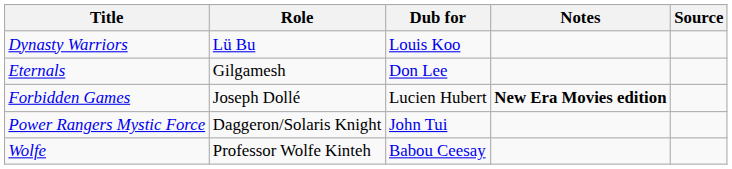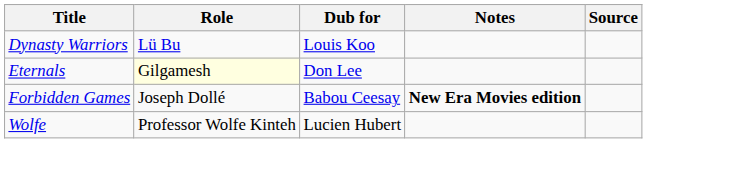(249, 71) no background -> (174, 71) lightyellow background
(438, 97) Lucien Hubert -> (352, 97) Babou Ceesay
- row: (107, 124)
(437, 151) Babou Ceesay -> (352, 124) Lucien Hubert
